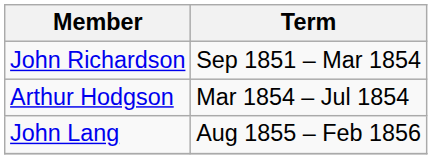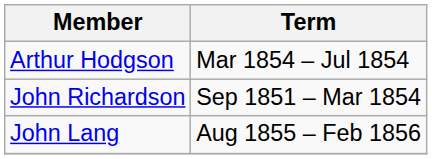rows swapped: (98, 60) <-> (92, 97)
